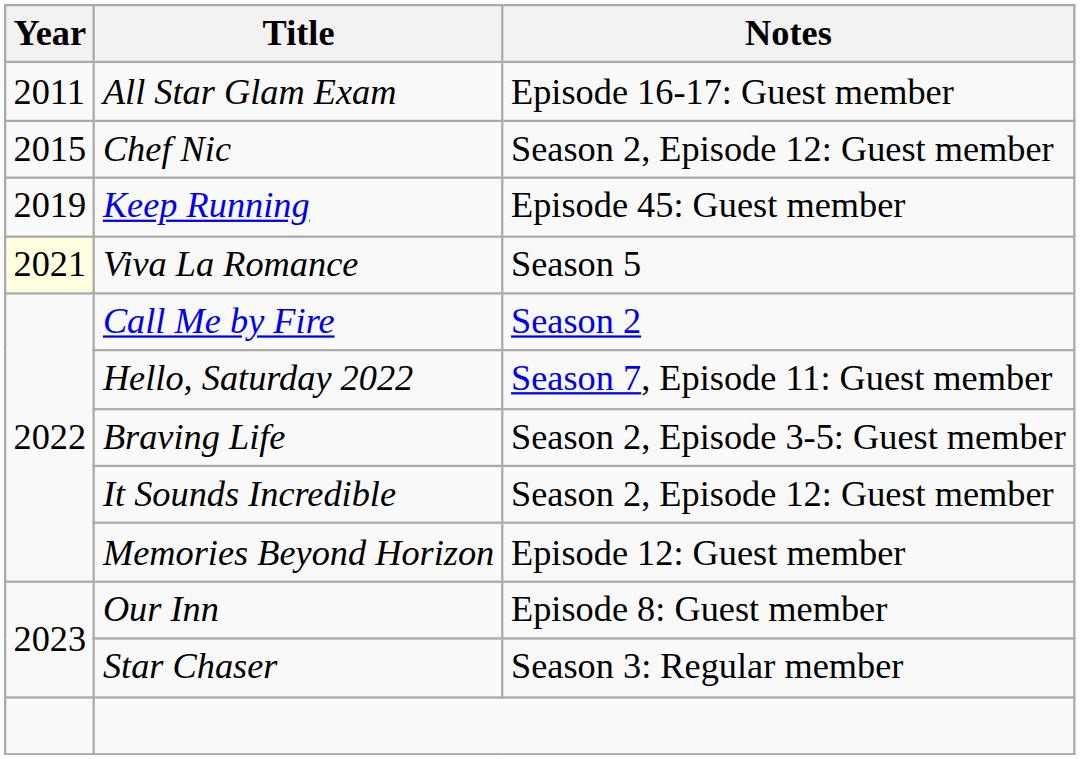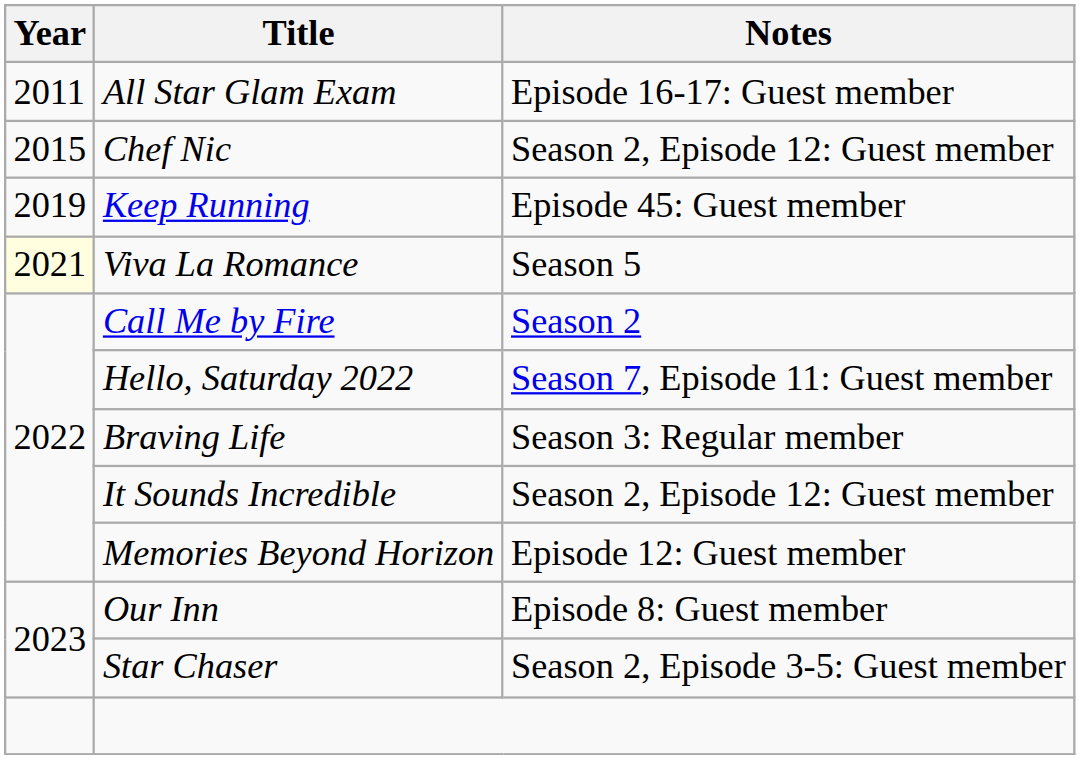(788, 436) Season 2, Episode 3-5: Guest member -> (707, 436) Season 3: Regular member
(707, 666) Season 3: Regular member -> (788, 666) Season 2, Episode 3-5: Guest member
